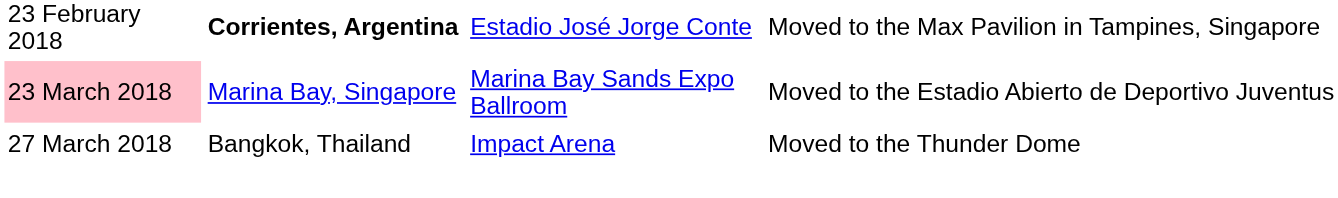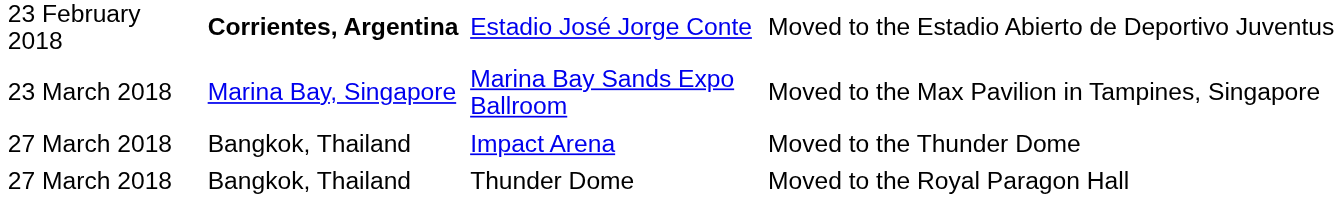(1044, 27) Moved to the Max Pavilion in Tampines, Singapore -> (1051, 27) Moved to the Estadio Abierto de Deportivo Juventus
(90, 92) pink background -> (90, 92) no background
(1051, 92) Moved to the Estadio Abierto de Deportivo Juventus -> (1044, 92) Moved to the Max Pavilion in Tampines, Singapore
+ row: (552, 181)
